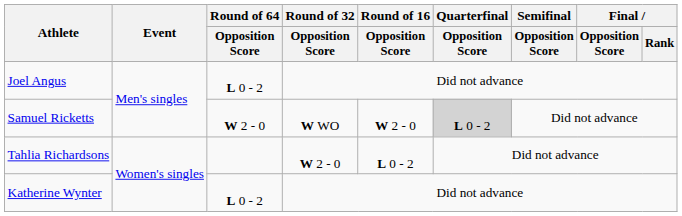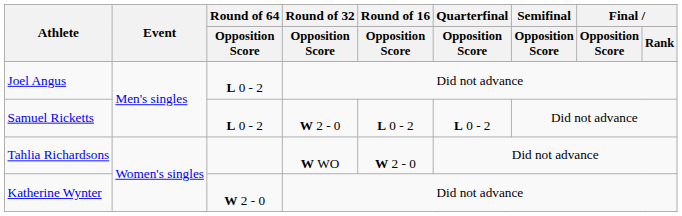(245, 126) W 2 - 0 -> (245, 126) L 0 - 2
(320, 126) W WO -> (320, 126) W 2 - 0
(395, 126) W 2 - 0 -> (395, 126) L 0 - 2
(472, 126) lightgrey background -> (472, 126) no background
(320, 163) W 2 - 0 -> (320, 163) W WO
(395, 163) L 0 - 2 -> (395, 163) W 2 - 0
(245, 201) L 0 - 2 -> (245, 201) W 2 - 0
